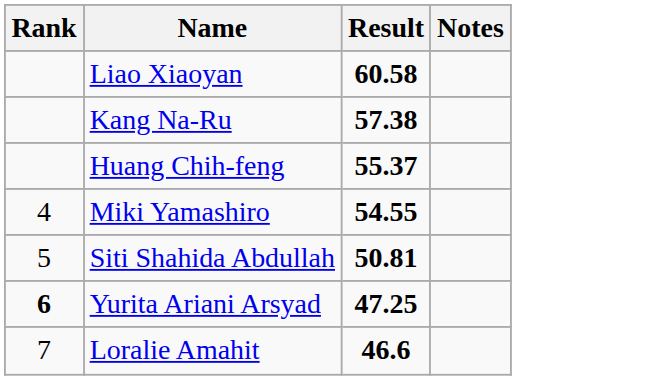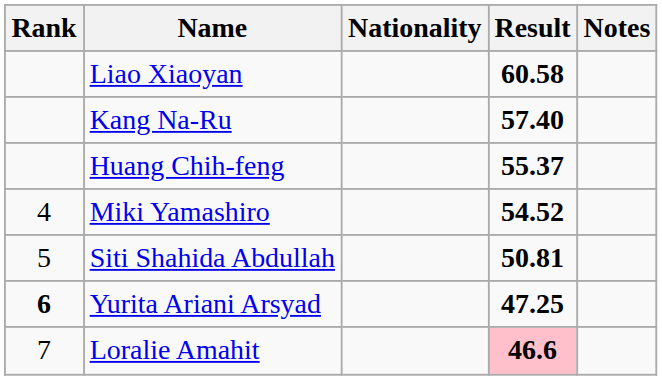+ column: (415, 27)
(386, 119) 57.38 -> (533, 119) 57.40
(386, 212) 54.55 -> (533, 212) 54.52
(386, 350) no background -> (533, 350) pink background
